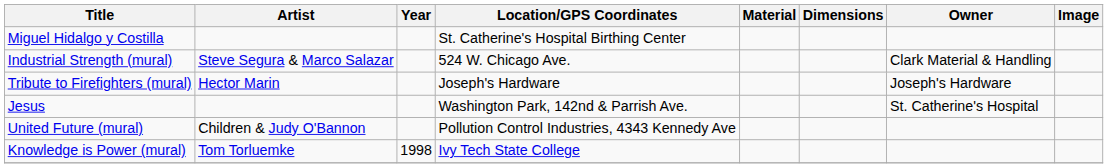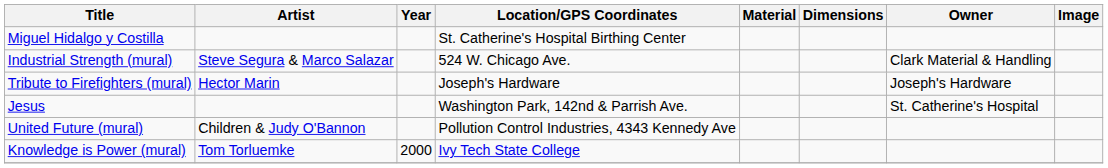(416, 151) 1998 -> (416, 151) 2000
